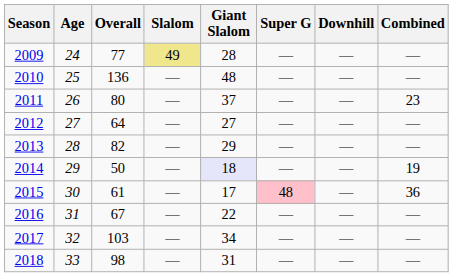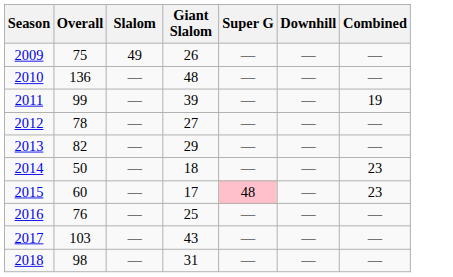- column: (72, 24)
(118, 54) 77 -> (80, 54) 75
(172, 54) khaki background -> (135, 54) no background
(229, 54) 28 -> (191, 54) 26
(118, 100) 80 -> (80, 100) 99
(229, 100) 37 -> (191, 100) 39
(413, 100) 23 -> (375, 100) 19
(118, 123) 64 -> (80, 123) 78
(229, 169) lavender background -> (191, 169) no background
(413, 169) 19 -> (375, 169) 23
(118, 191) 61 -> (80, 191) 60
(413, 191) 36 -> (375, 191) 23
(118, 214) 67 -> (80, 214) 76
(229, 214) 22 -> (191, 214) 25
(229, 237) 34 -> (191, 237) 43
